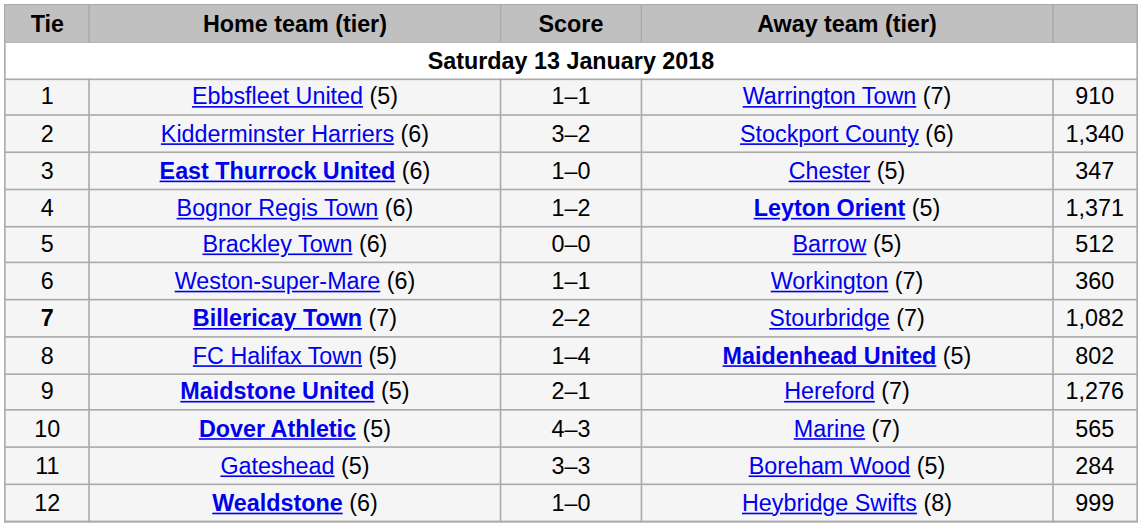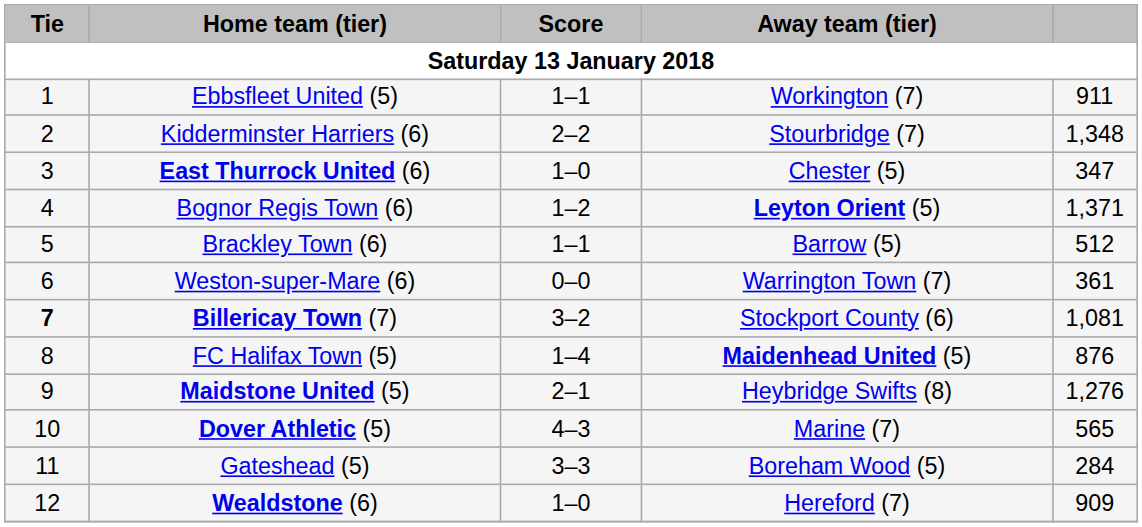(847, 97) Warrington Town (7) -> (847, 97) Workington (7)
(1095, 97) 910 -> (1095, 97) 911
(571, 134) 3–2 -> (571, 134) 2–2
(847, 134) Stockport County (6) -> (847, 134) Stourbridge (7)
(1095, 134) 1,340 -> (1095, 134) 1,348
(571, 245) 0–0 -> (571, 245) 1–1
(571, 282) 1–1 -> (571, 282) 0–0
(847, 282) Workington (7) -> (847, 282) Warrington Town (7)
(1095, 282) 360 -> (1095, 282) 361
(571, 318) 2–2 -> (571, 318) 3–2
(847, 318) Stourbridge (7) -> (847, 318) Stockport County (6)
(1095, 318) 1,082 -> (1095, 318) 1,081
(1095, 355) 802 -> (1095, 355) 876
(847, 392) Hereford (7) -> (847, 392) Heybridge Swifts (8)
(847, 503) Heybridge Swifts (8) -> (847, 503) Hereford (7)
(1095, 503) 999 -> (1095, 503) 909
